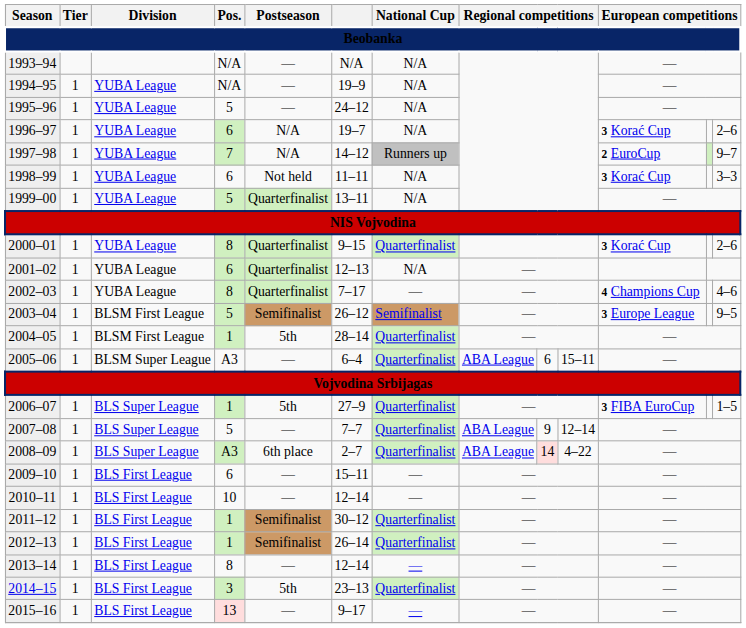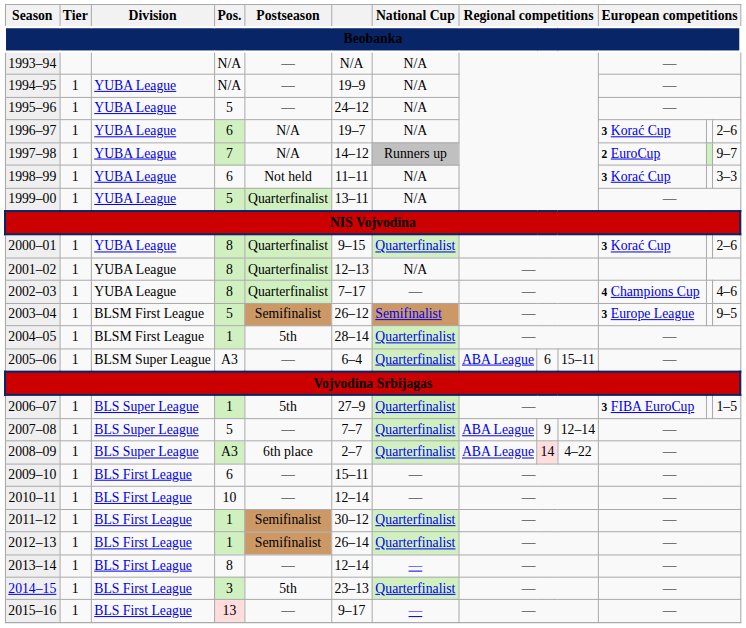(229, 268) 6 -> (229, 268) 8
